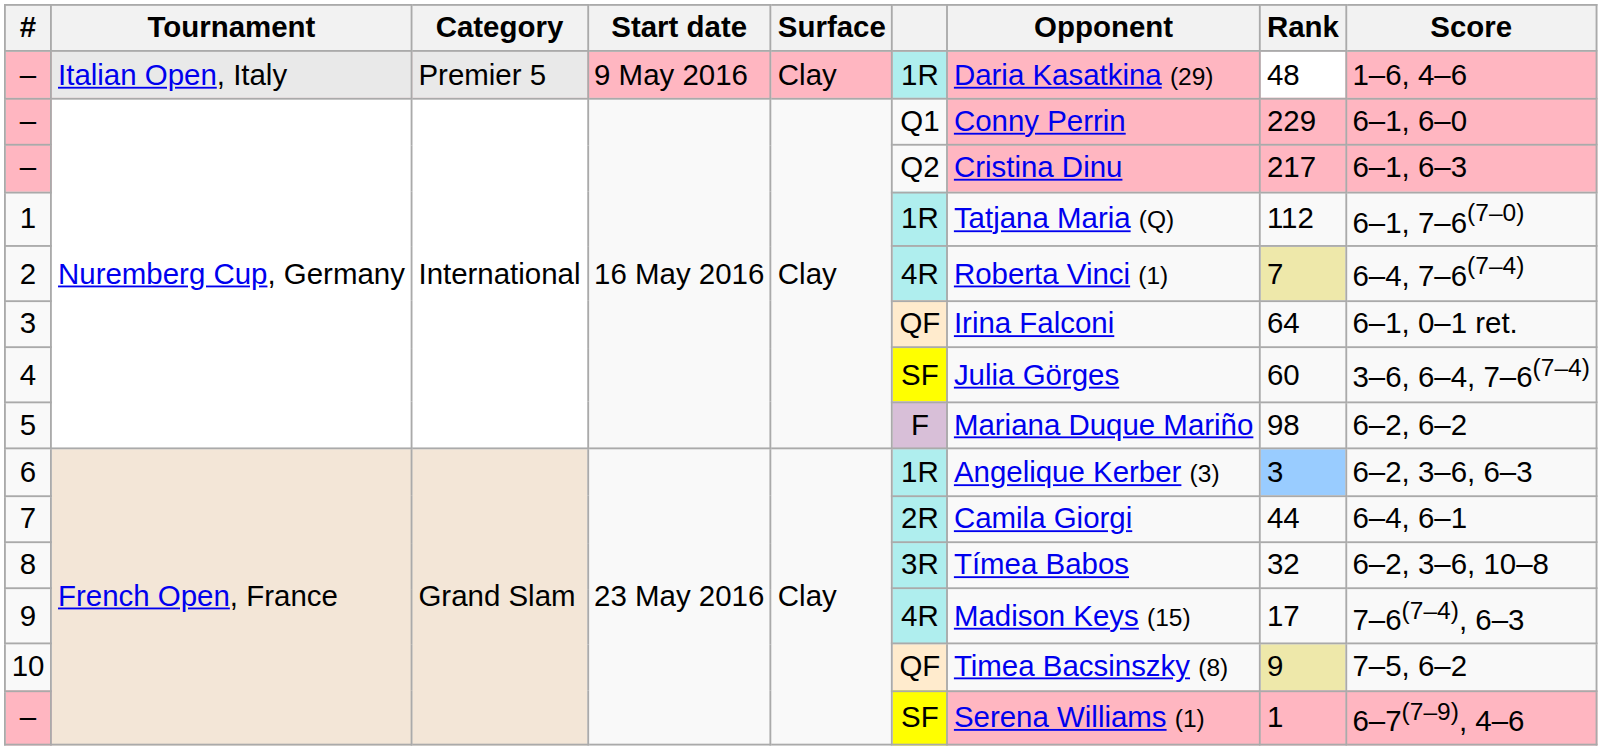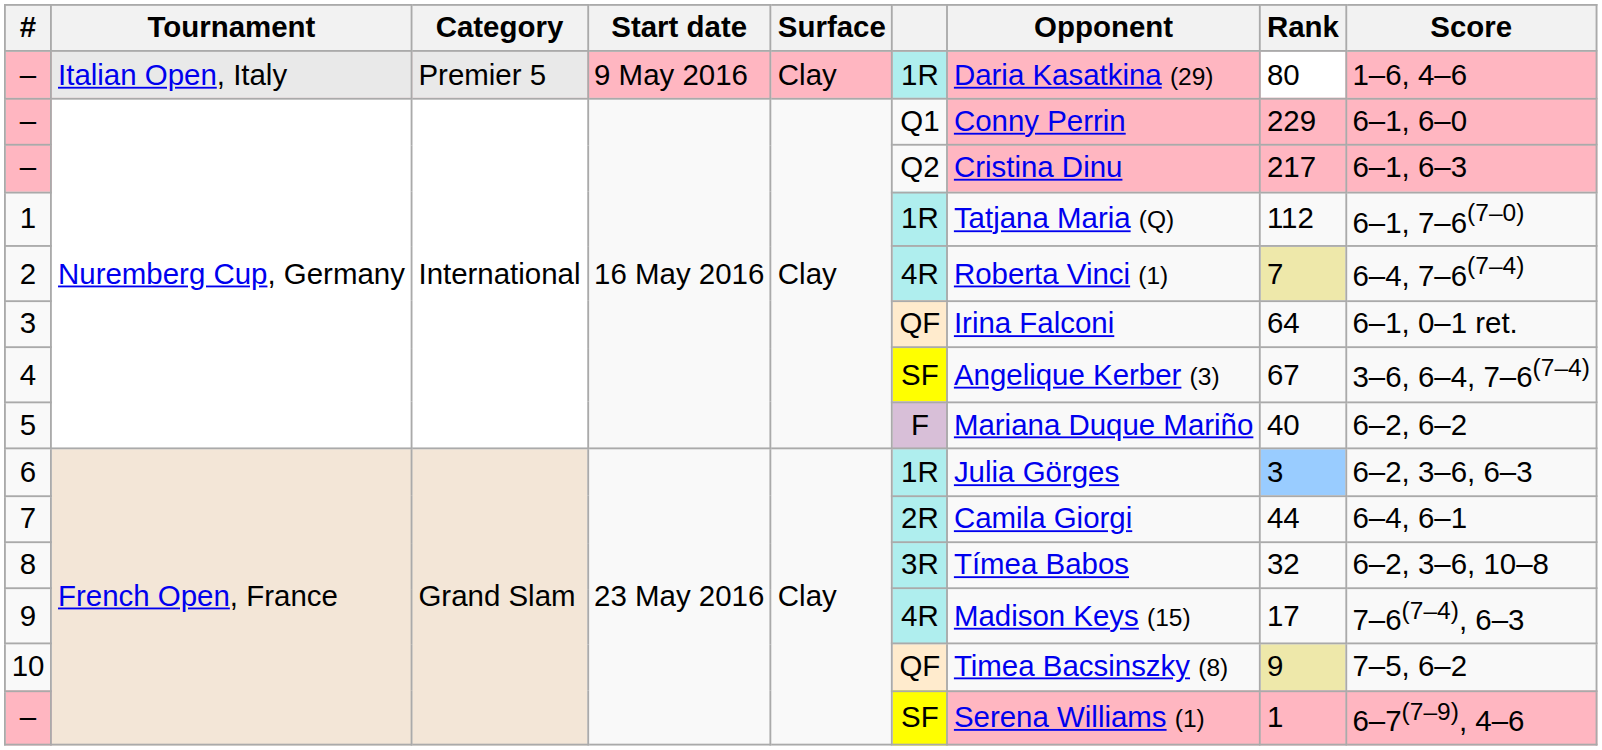(1283, 74) 48 -> (1283, 74) 80
(1037, 374) Julia Görges -> (1087, 374) Angelique Kerber (3)
(1283, 374) 60 -> (1283, 374) 67
(1283, 425) 98 -> (1283, 425) 40
(1087, 471) Angelique Kerber (3) -> (1037, 471) Julia Görges
